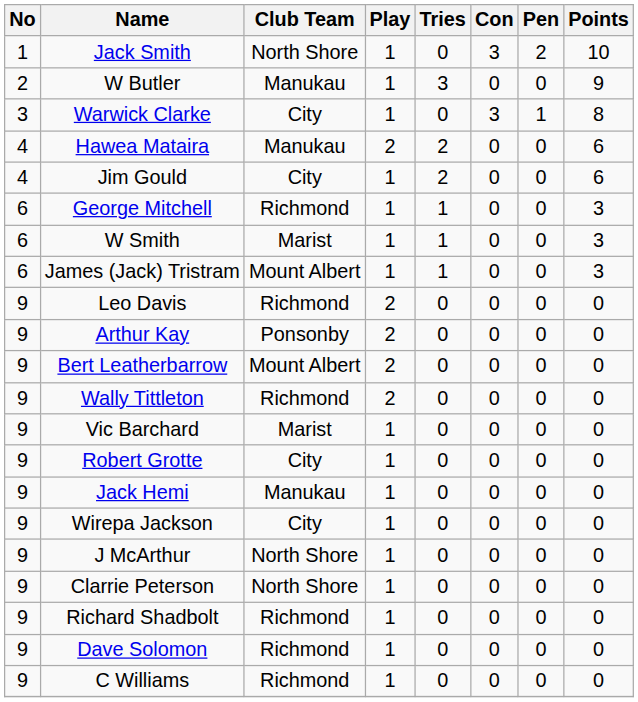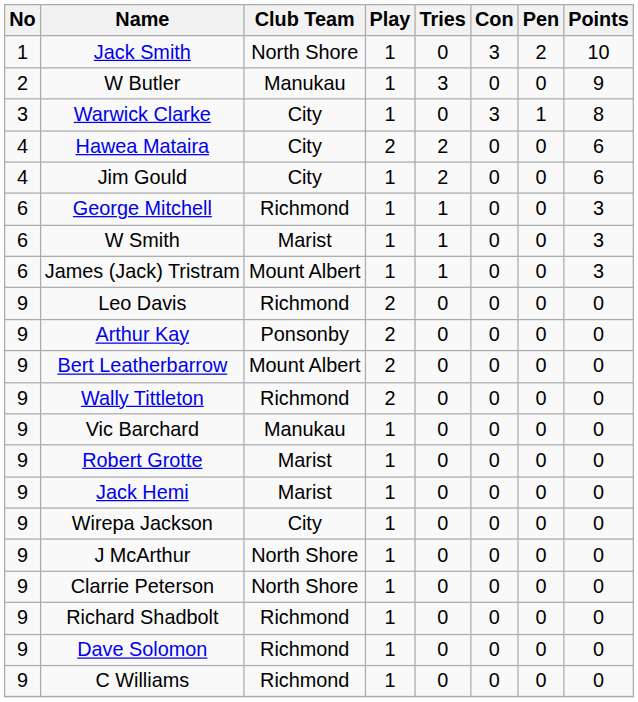(305, 146) Manukau -> (305, 146) City
(305, 429) Marist -> (305, 429) Manukau
(305, 460) City -> (305, 460) Marist
(305, 492) Manukau -> (305, 492) Marist
